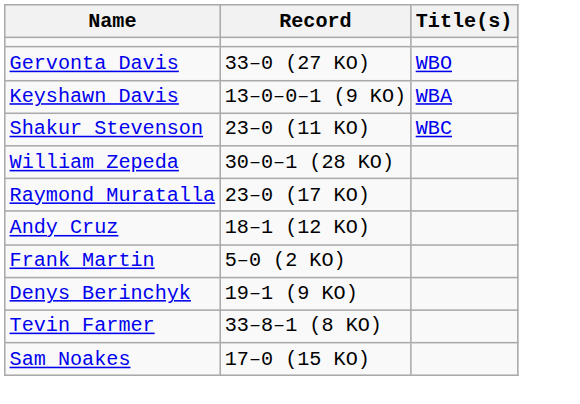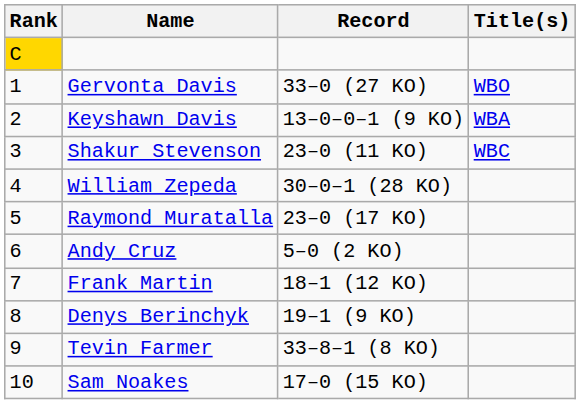+ column: (34, 21)
(297, 228) 18–1 (12 KO) -> (343, 251) 5–0 (2 KO)
(285, 261) 5–0 (2 KO) -> (355, 284) 18–1 (12 KO)
